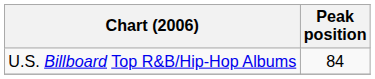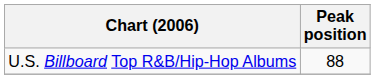(335, 61) 84 -> (335, 61) 88
